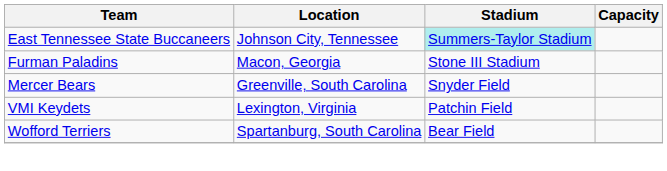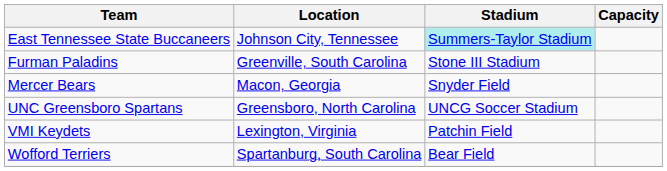(289, 62) Macon, Georgia -> (322, 62) Greenville, South Carolina
(322, 85) Greenville, South Carolina -> (289, 85) Macon, Georgia
+ row: (95, 108)
